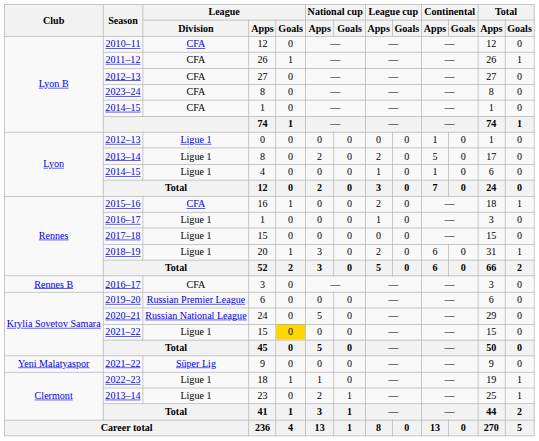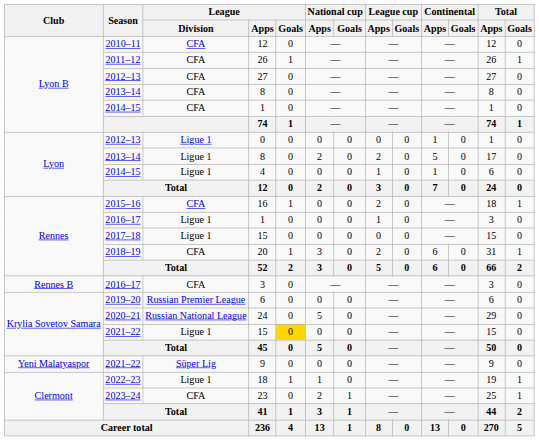(123, 92) 2023–24 -> (123, 92) 2013–14
(196, 252) Ligue 1 -> (196, 252) CFA
(123, 396) 2013–14 -> (123, 396) 2023–24
(196, 396) Ligue 1 -> (196, 396) CFA
